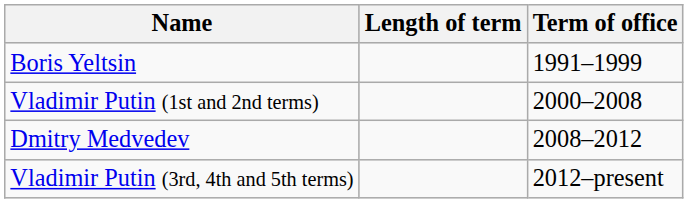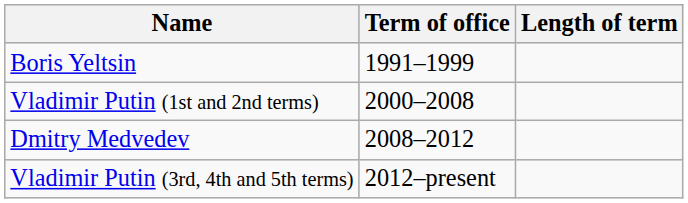columns swapped: (605, 23) <-> (443, 23)
